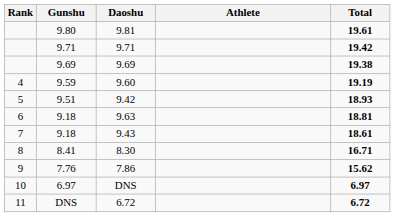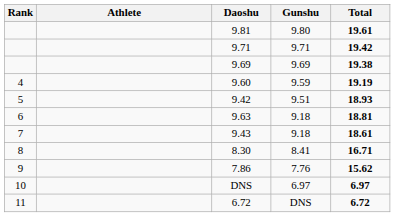columns swapped: (243, 13) <-> (66, 13)
